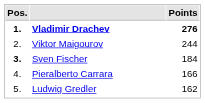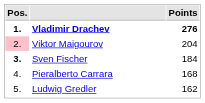(17, 44) no background -> (17, 44) pink background
(190, 44) 244 -> (190, 44) 204
(190, 74) 166 -> (190, 74) 168
